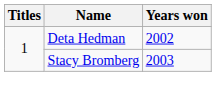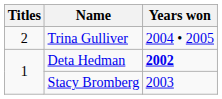+ row: (88, 37)
(160, 37) normal -> (160, 60) bold
